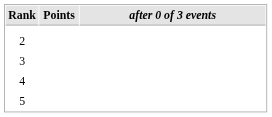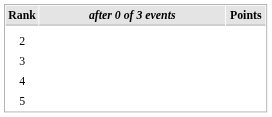columns swapped: (173, 15) <-> (59, 15)
